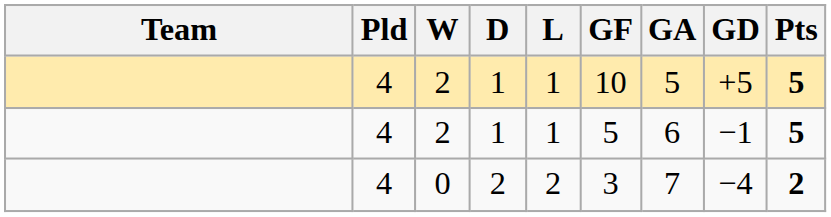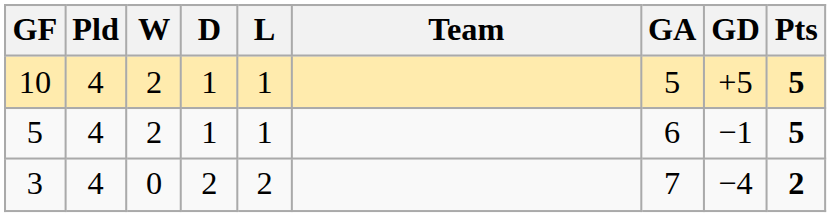columns swapped: (179, 30) <-> (611, 30)
